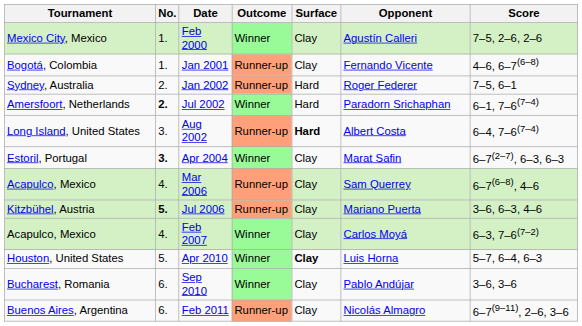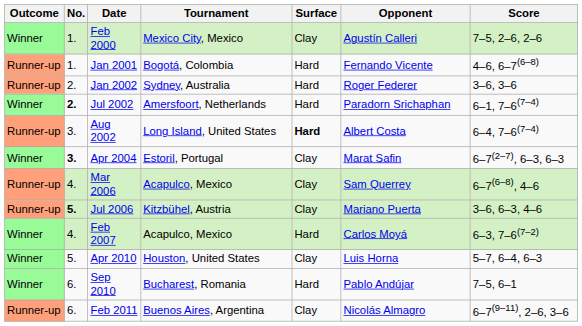columns swapped: (262, 13) <-> (80, 13)
(306, 64) Clay -> (307, 64) Hard
(495, 84) 7–5, 6–1 -> (495, 84) 3–6, 3–6
(306, 233) Clay -> (307, 233) Hard
(306, 258) bold -> (306, 258) normal
(306, 283) Clay -> (307, 283) Hard
(495, 283) 3–6, 3–6 -> (495, 283) 7–5, 6–1
